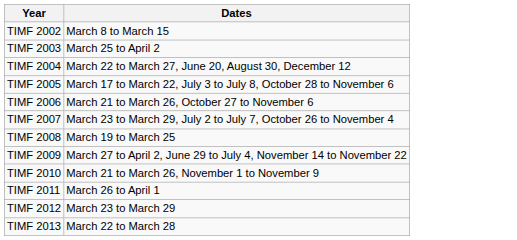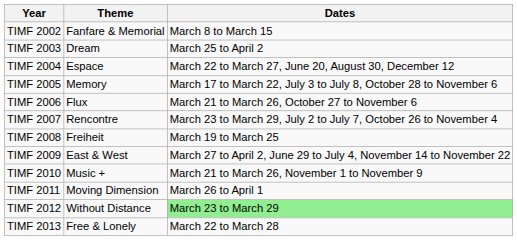+ column: (115, 13)
(121, 208) no background -> (224, 208) lightgreen background
